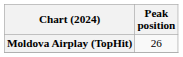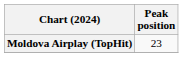(156, 43) 26 -> (156, 43) 23
